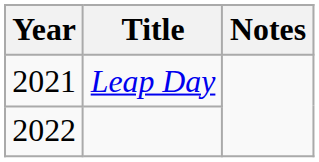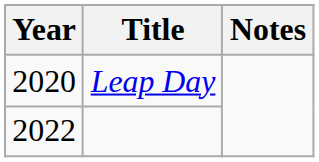(44, 80) 2021 -> (44, 80) 2020
